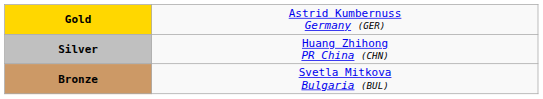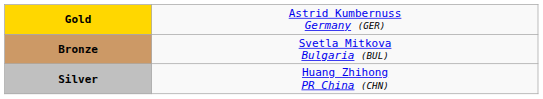rows swapped: (78, 49) <-> (78, 79)
